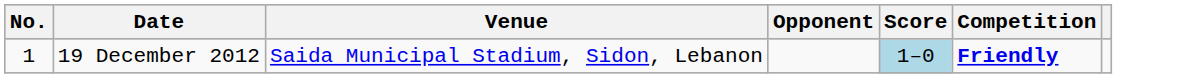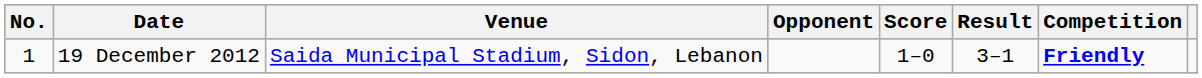+ column: (995, 22)
(916, 56) lightblue background -> (916, 56) no background
